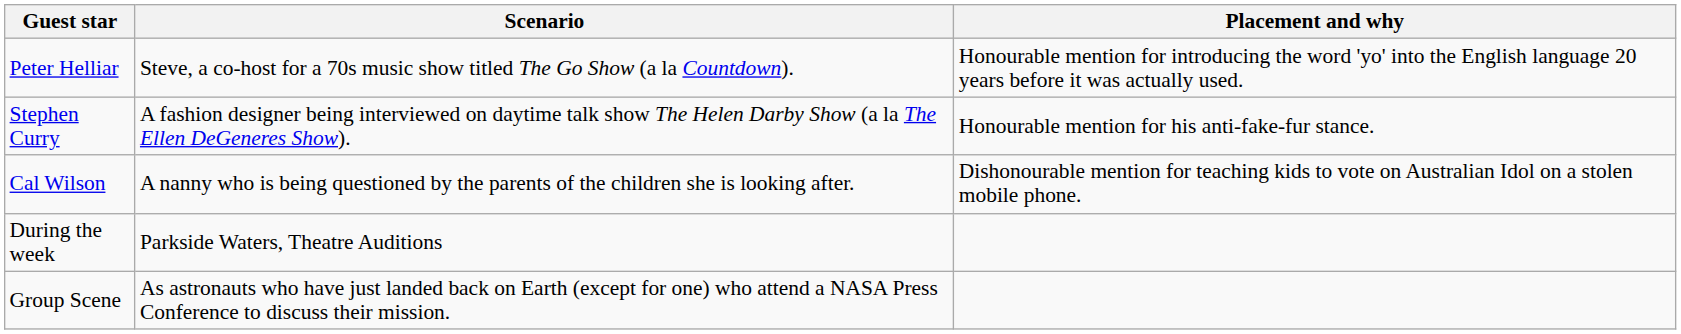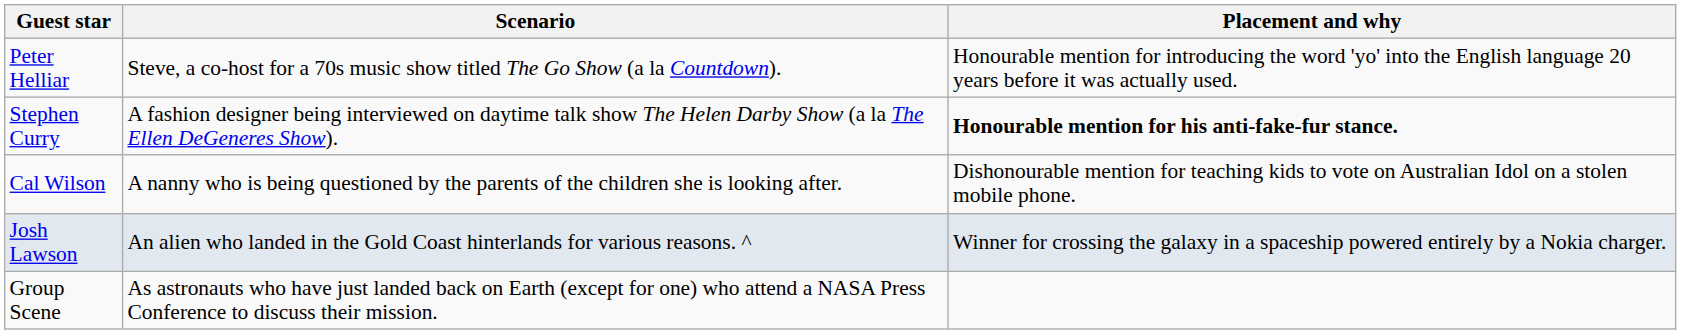(1167, 125) normal -> (1175, 125) bold
+ row: (44, 241)
- row: (56, 241)
